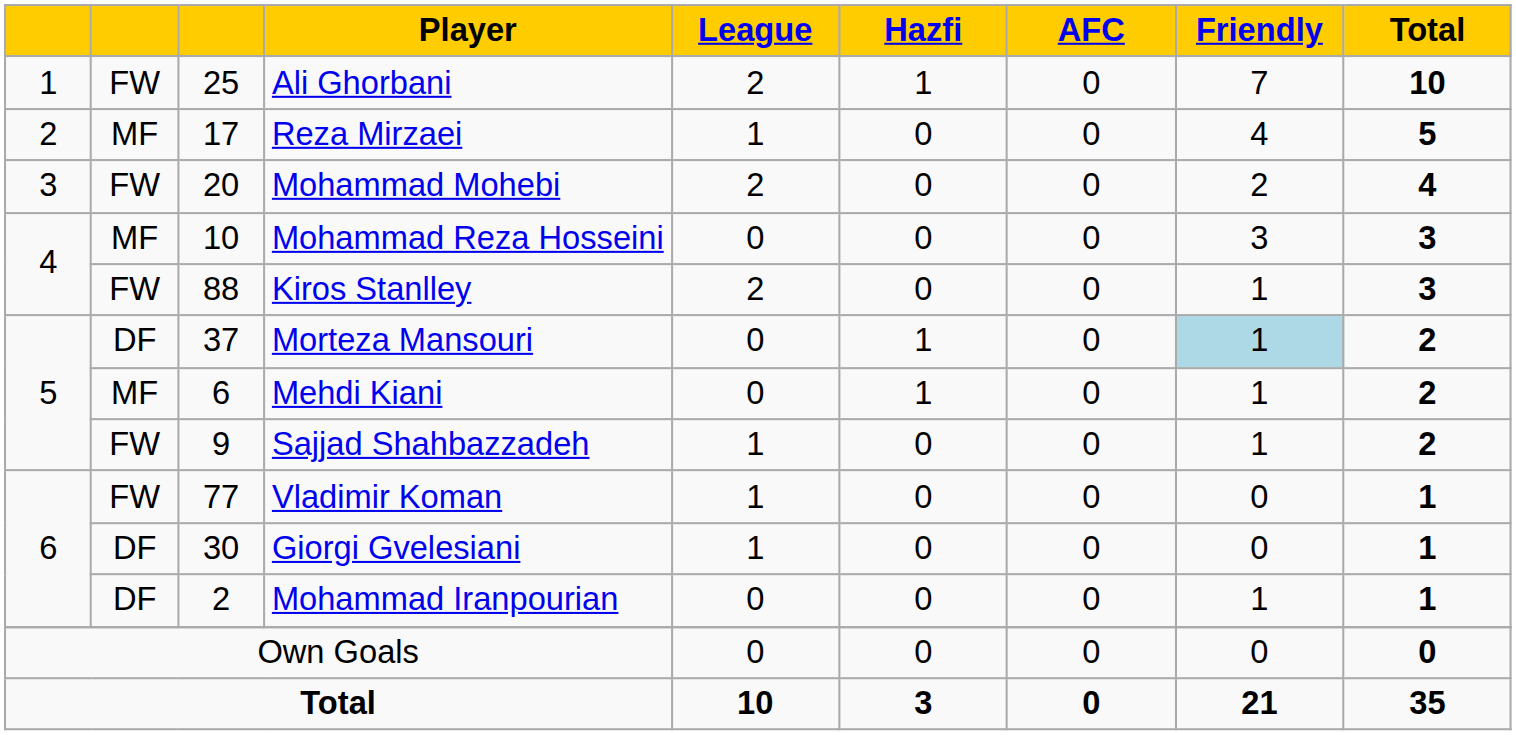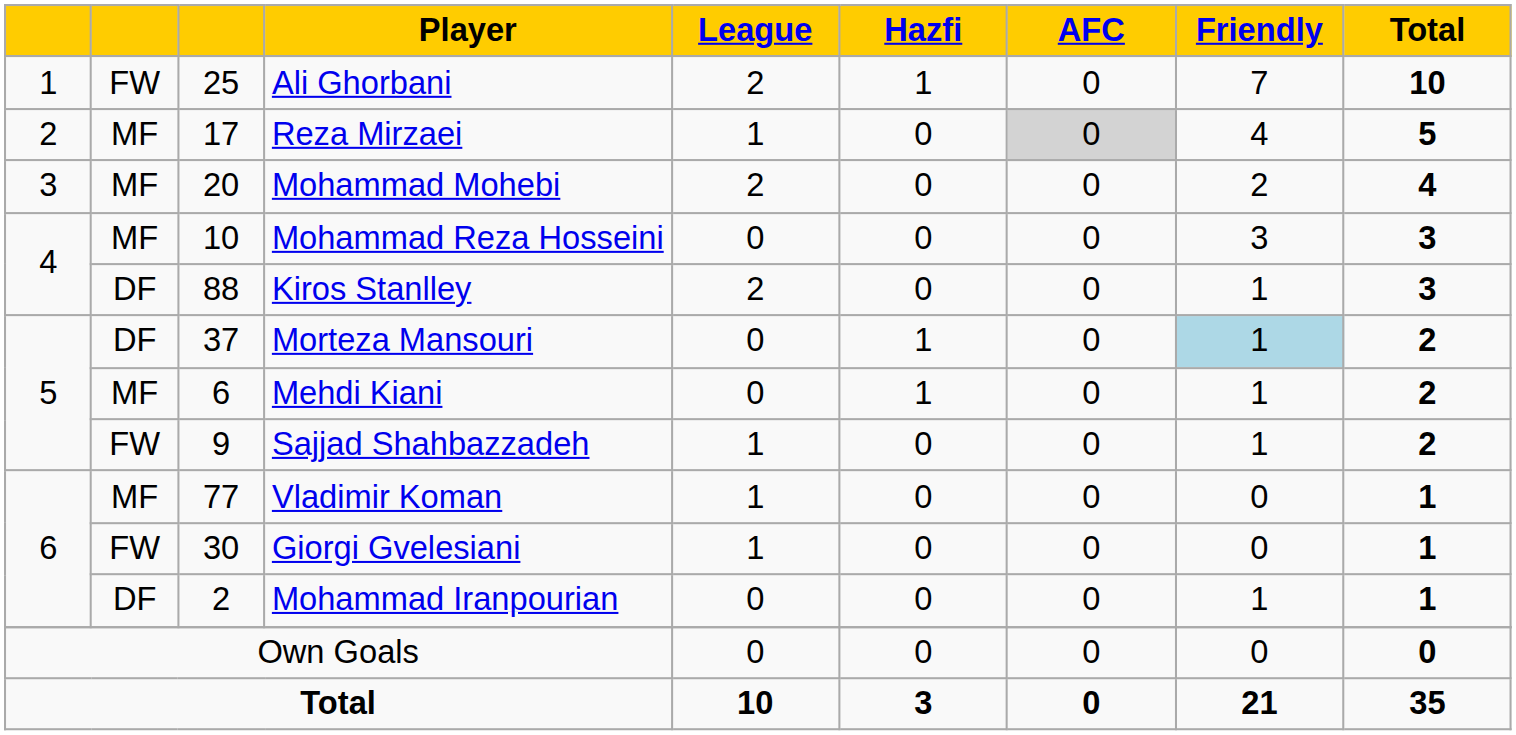(1091, 133) no background -> (1091, 133) lightgrey background
(135, 185) FW -> (135, 185) MF
(135, 289) FW -> (135, 289) DF
(135, 496) FW -> (135, 496) MF
(135, 548) DF -> (135, 548) FW
